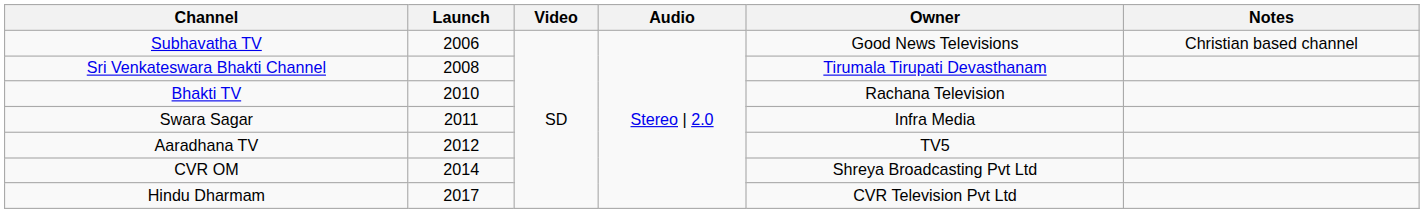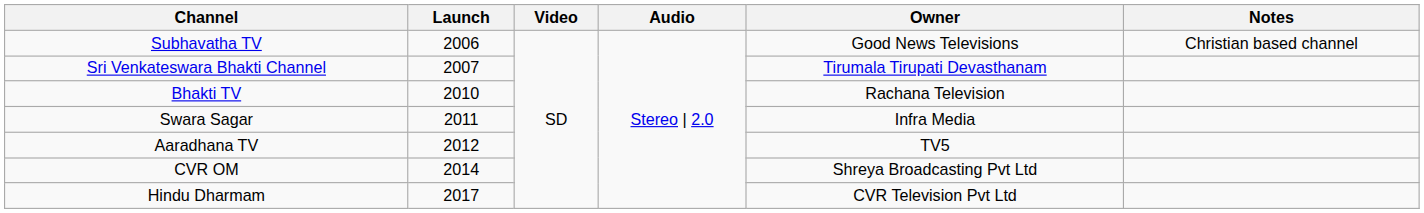(461, 69) 2008 -> (461, 69) 2007
